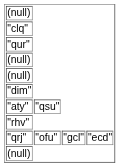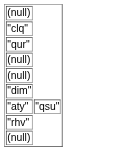- row: (17, 138)
